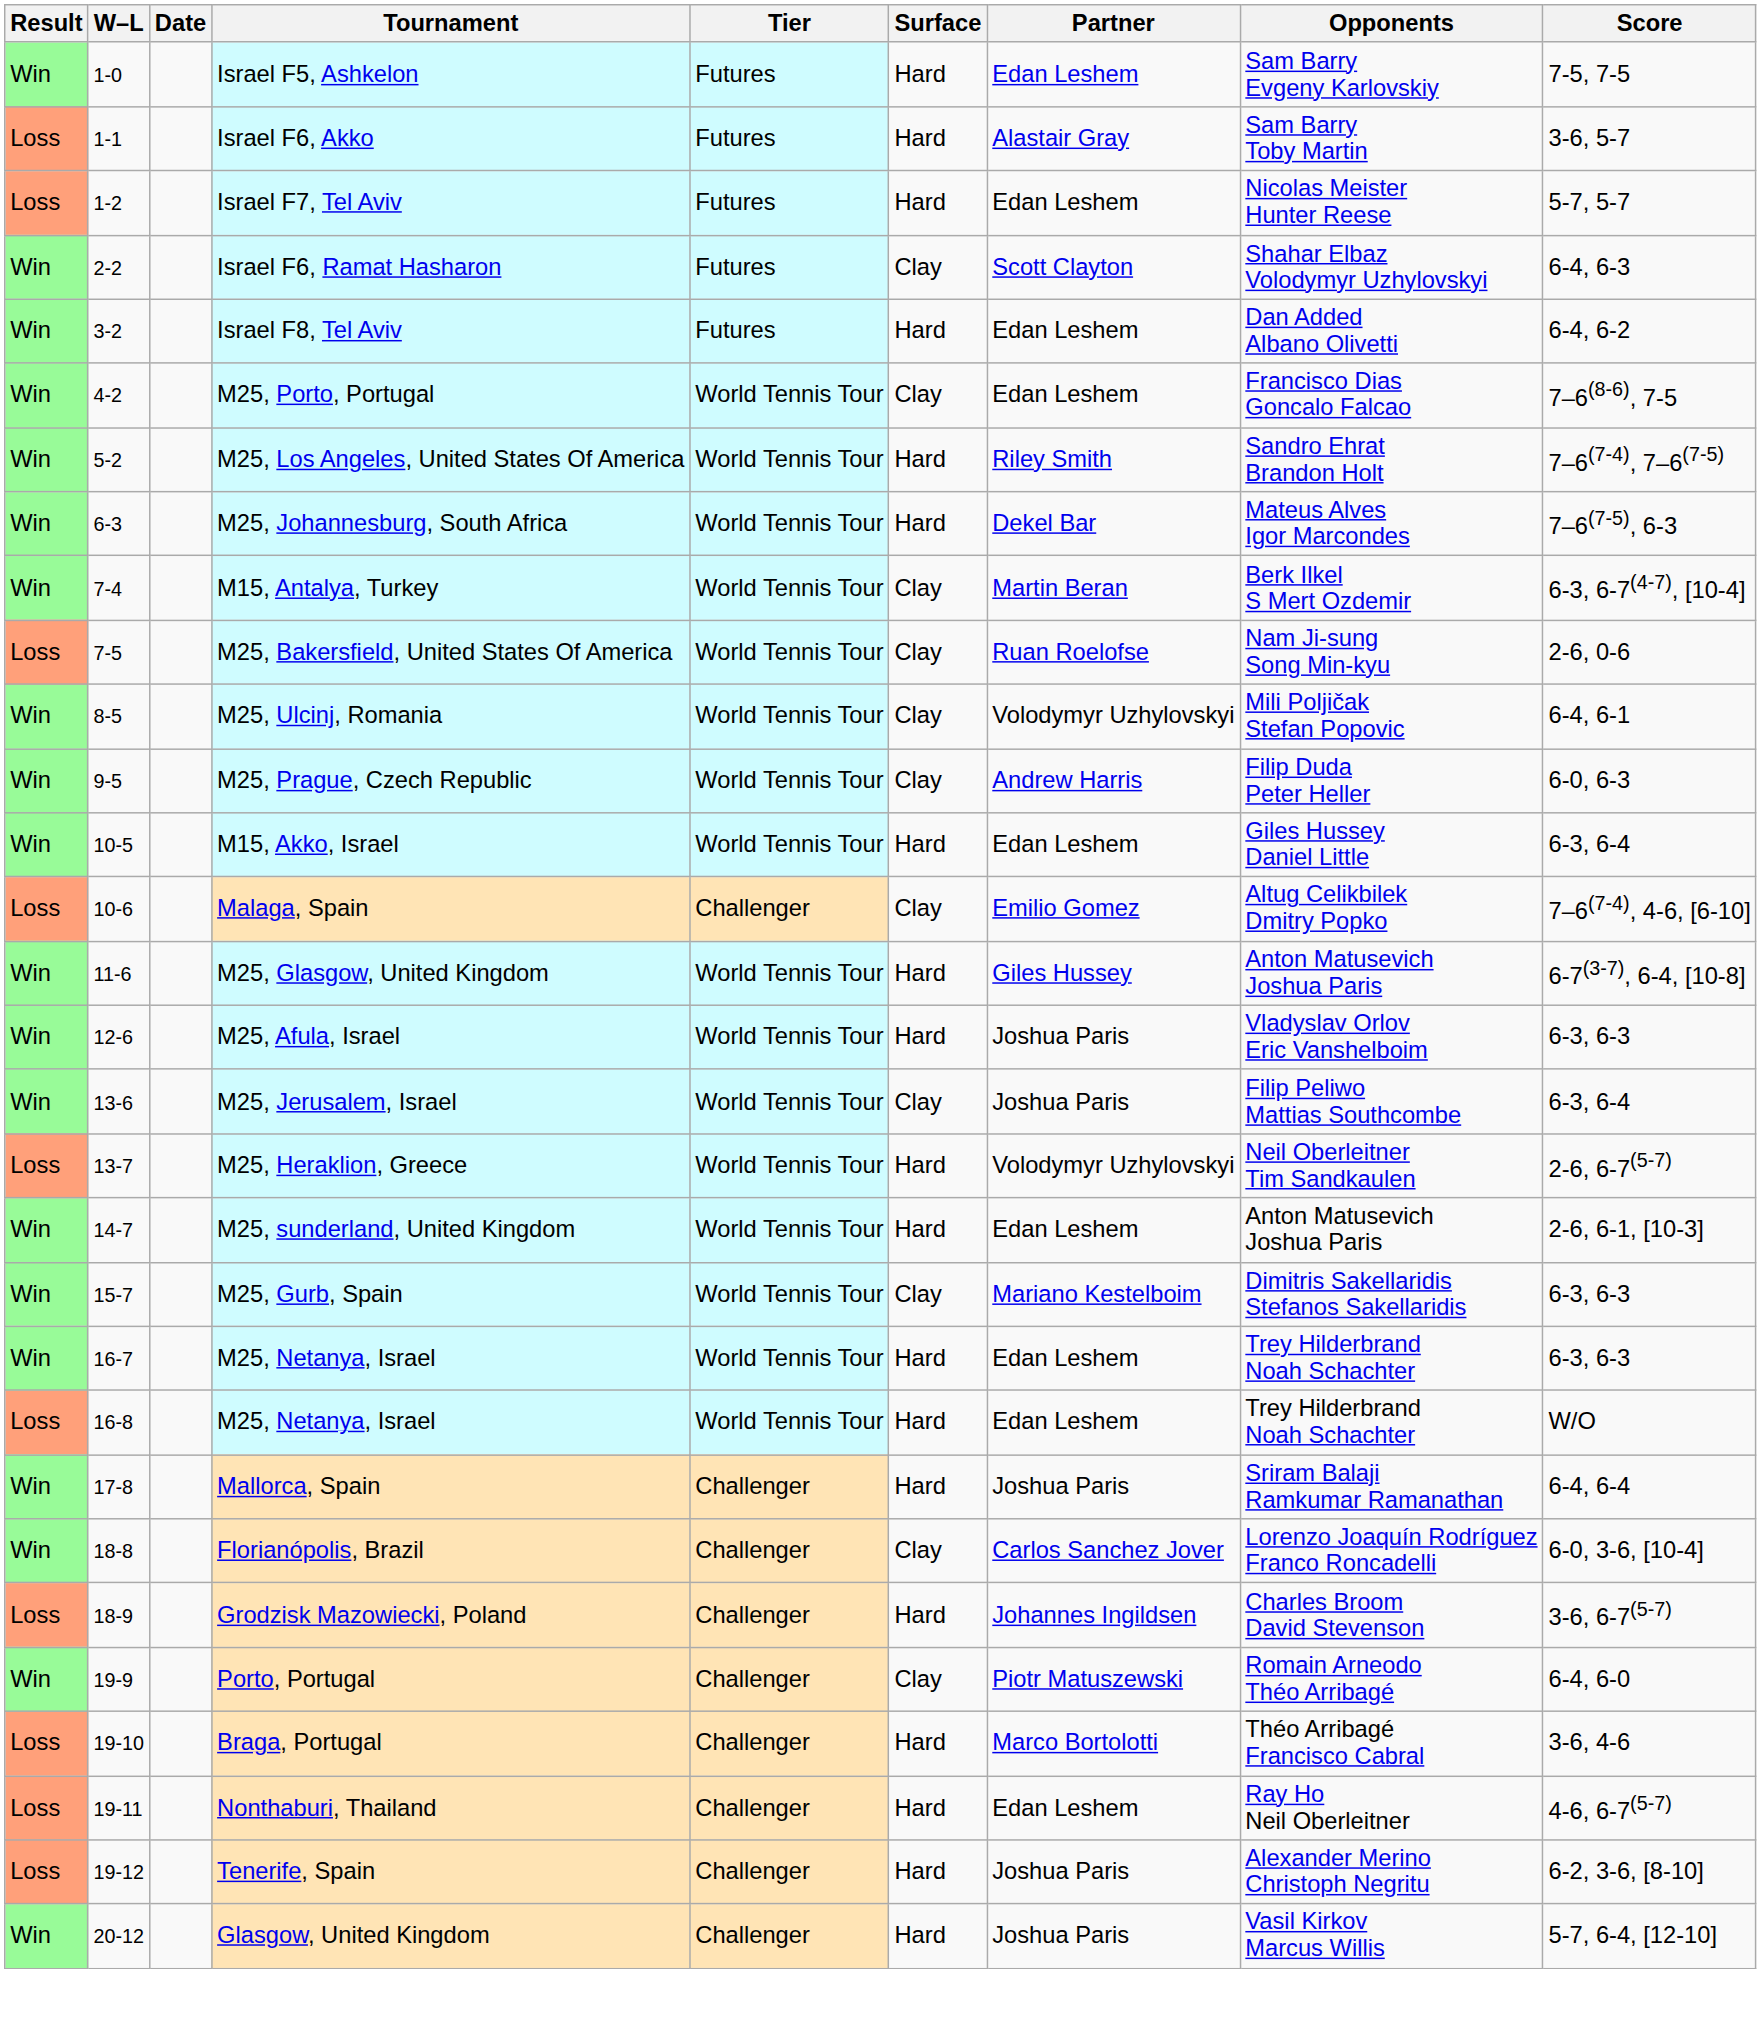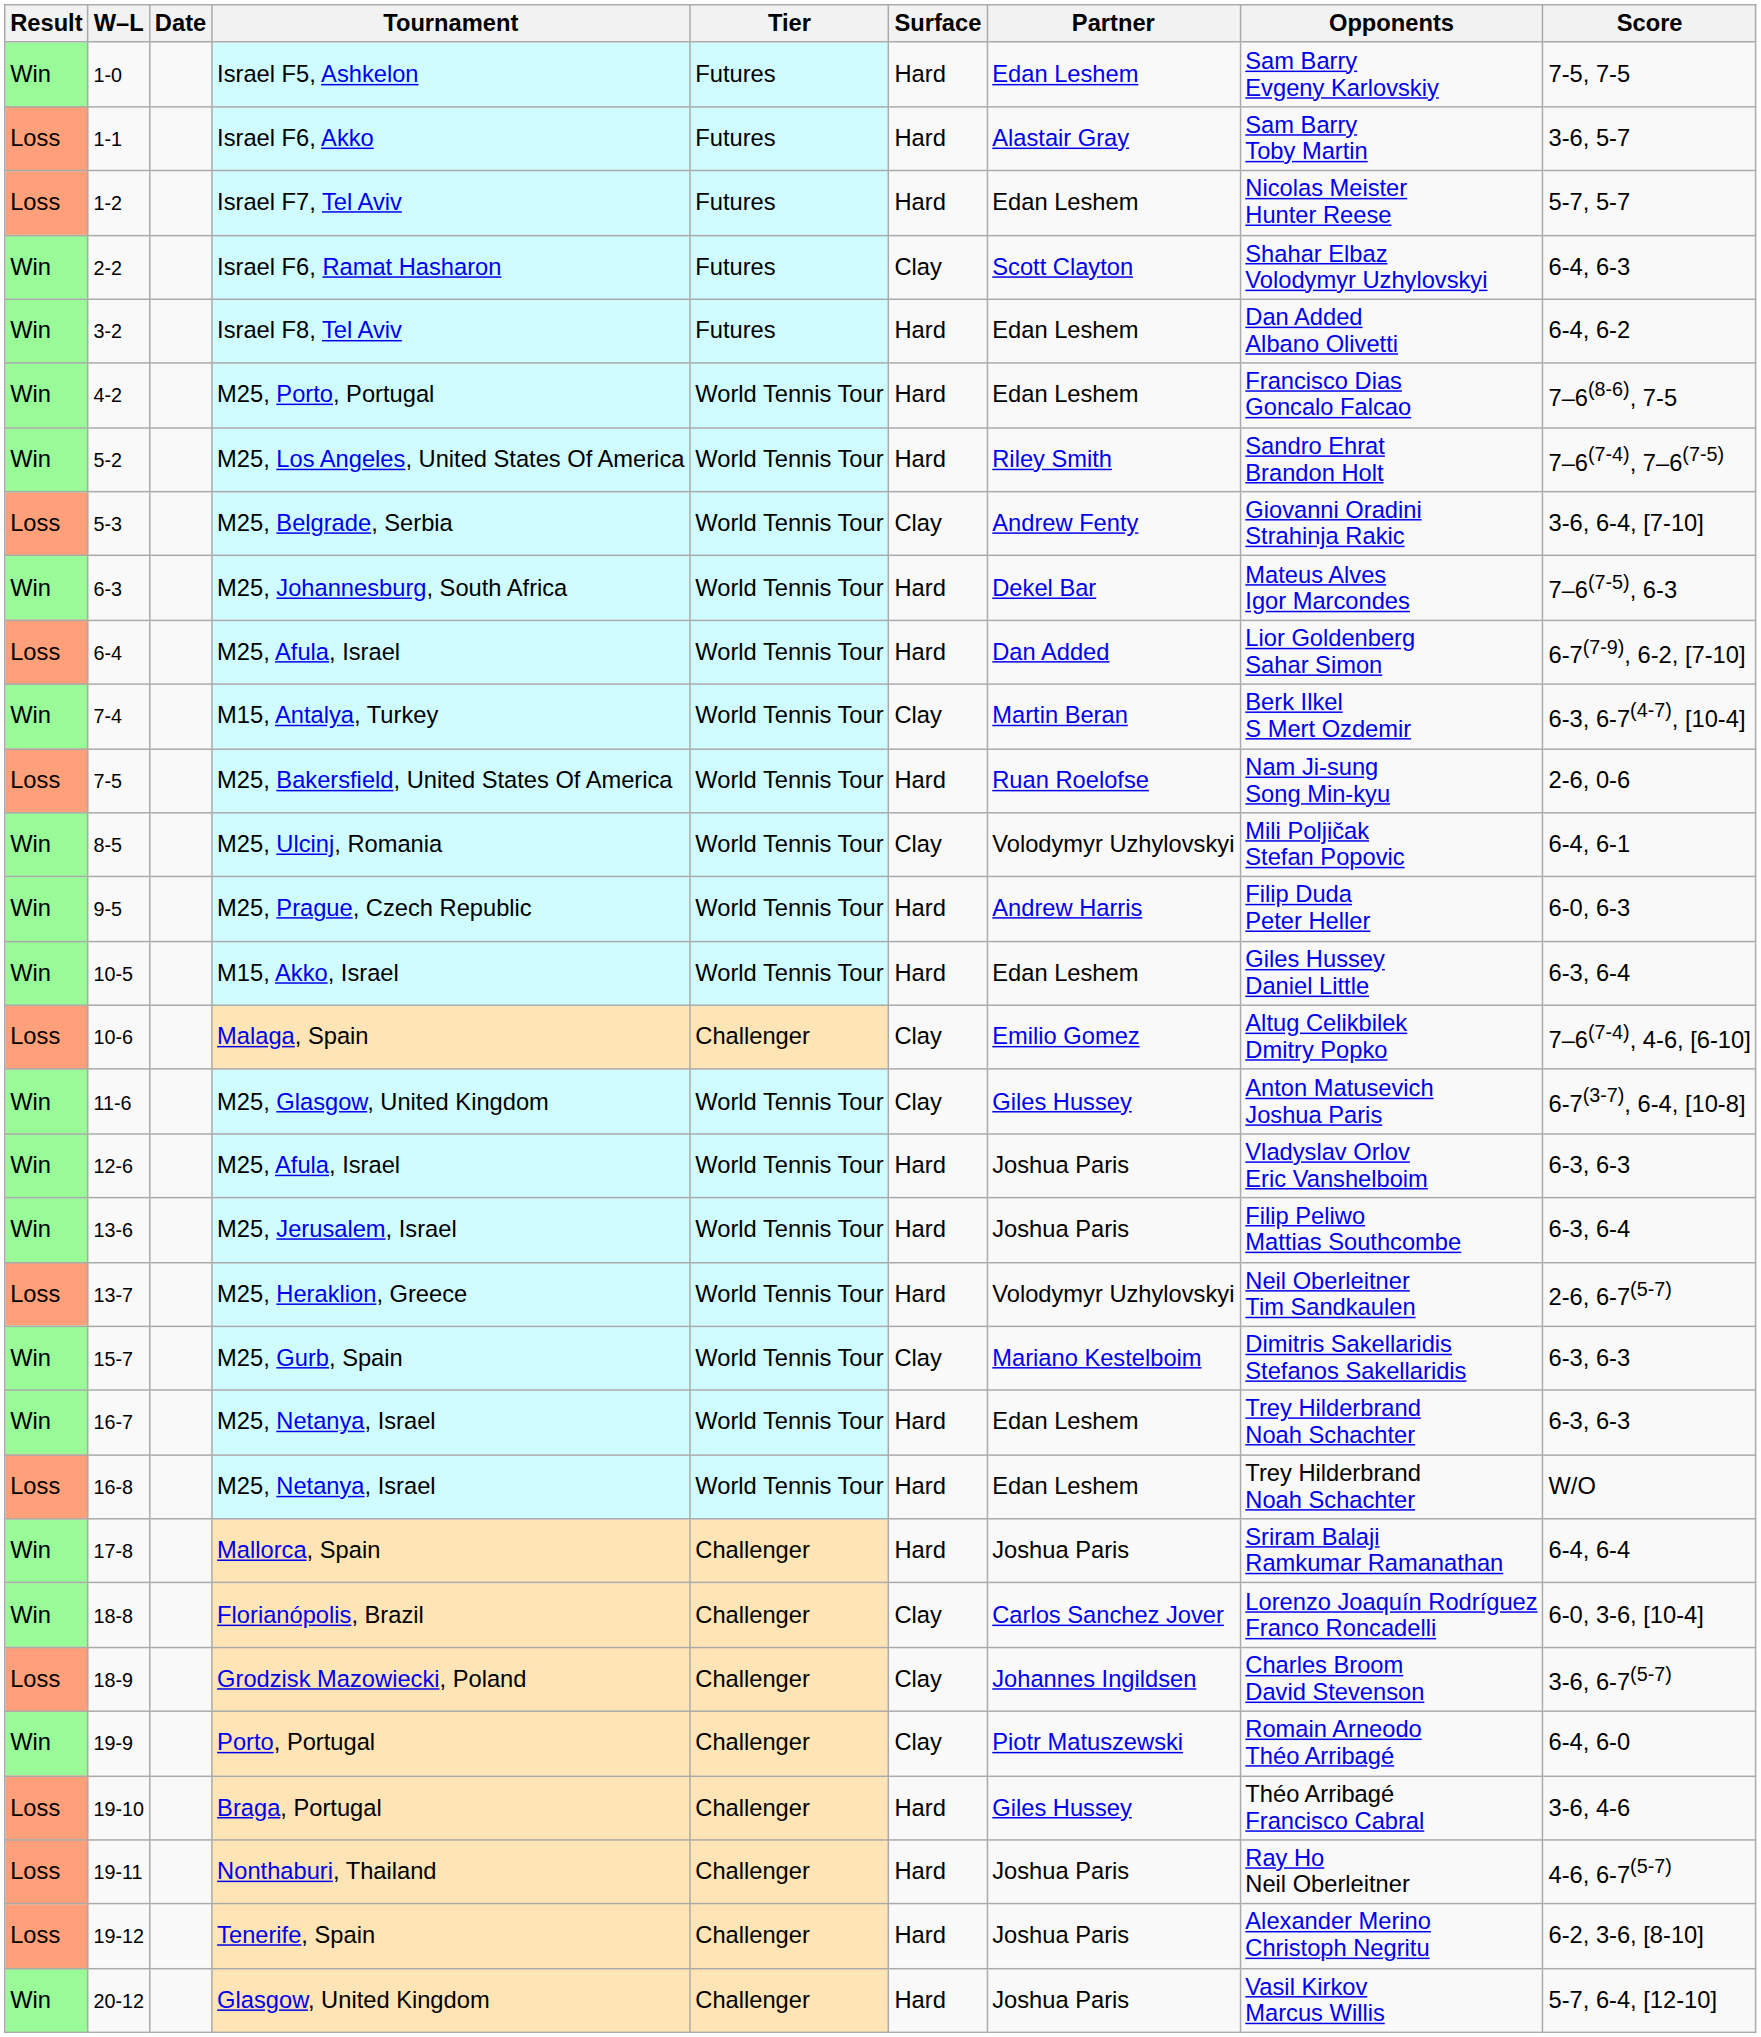(918, 395) Clay -> (920, 395) Hard
+ row: (108, 524)
+ row: (108, 653)
(918, 651) Clay -> (920, 780) Hard
(918, 780) Clay -> (920, 908) Hard
(920, 972) Hard -> (918, 1101) Clay
(918, 1101) Clay -> (920, 1229) Hard
- row: (113, 1231)
(920, 1614) Hard -> (918, 1679) Clay
(1075, 1743) Marco Bortolotti -> (1062, 1807) Giles Hussey
(1065, 1807) Edan Leshem -> (1061, 1871) Joshua Paris
